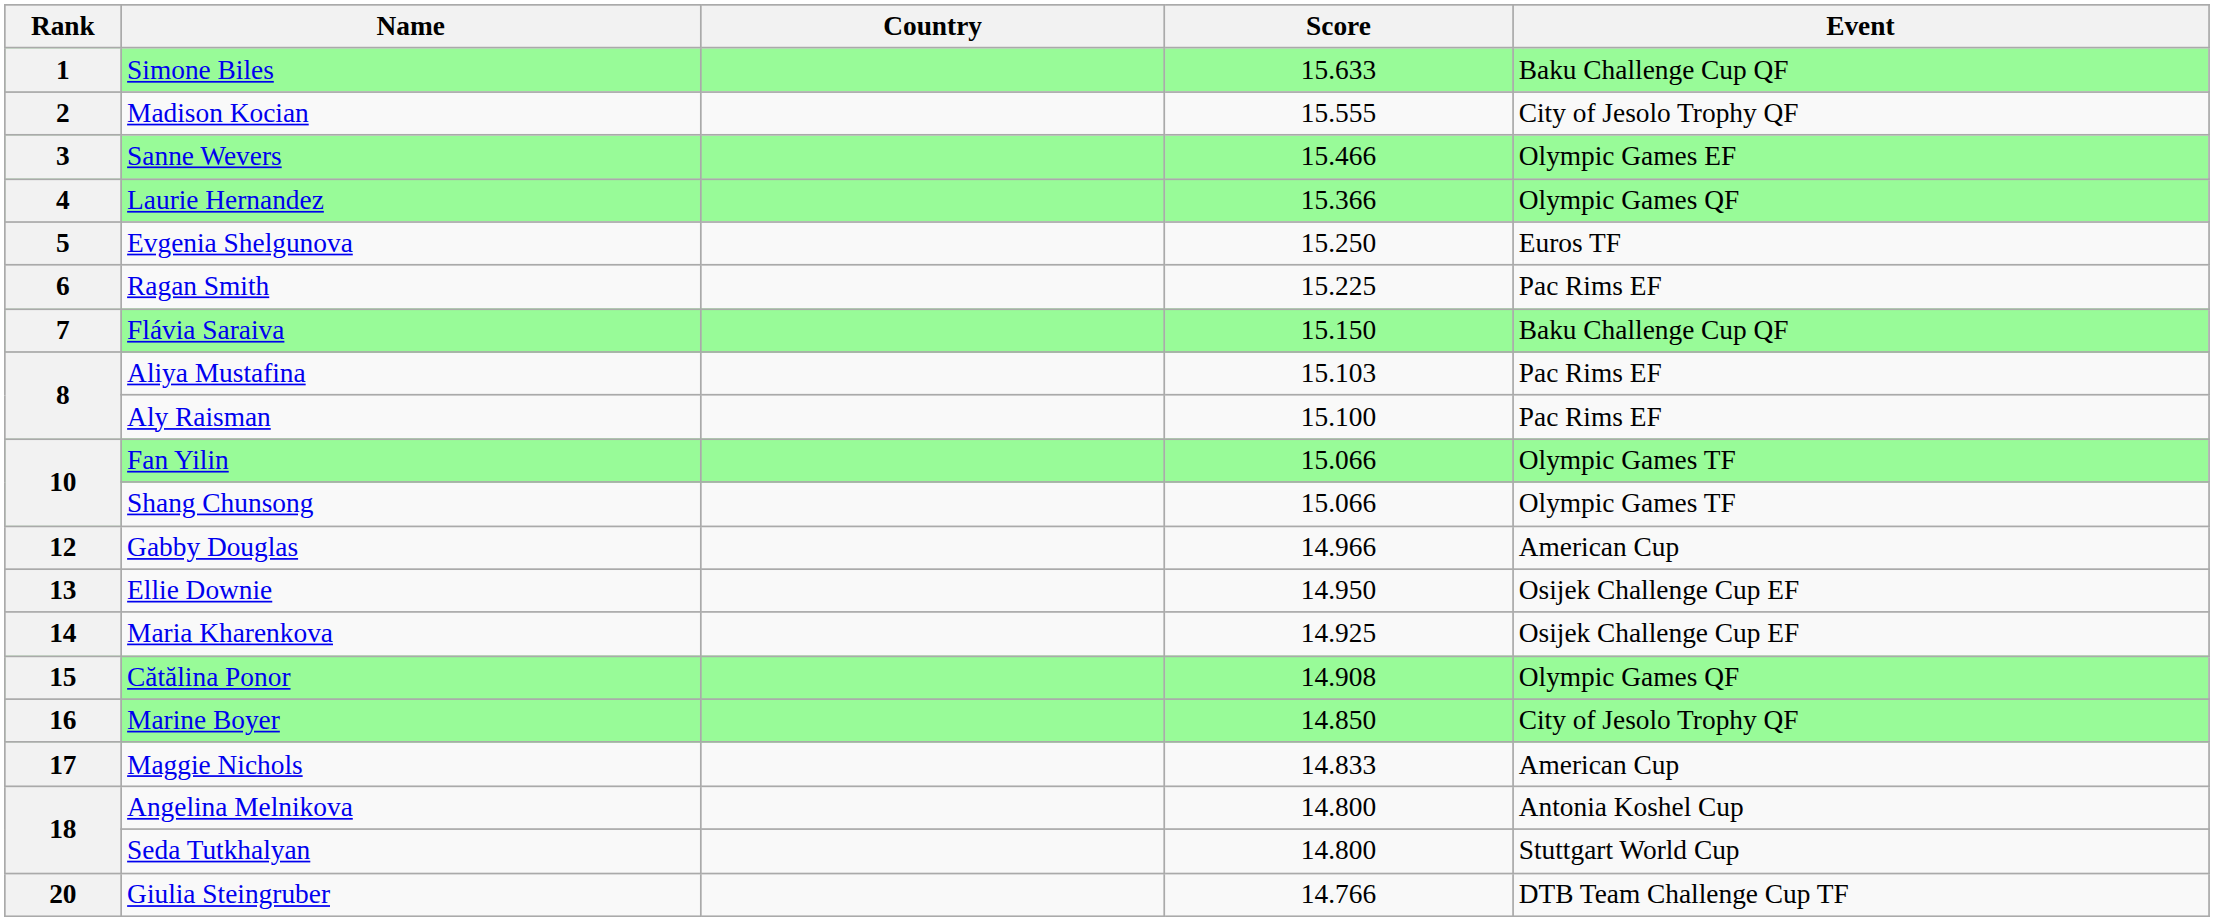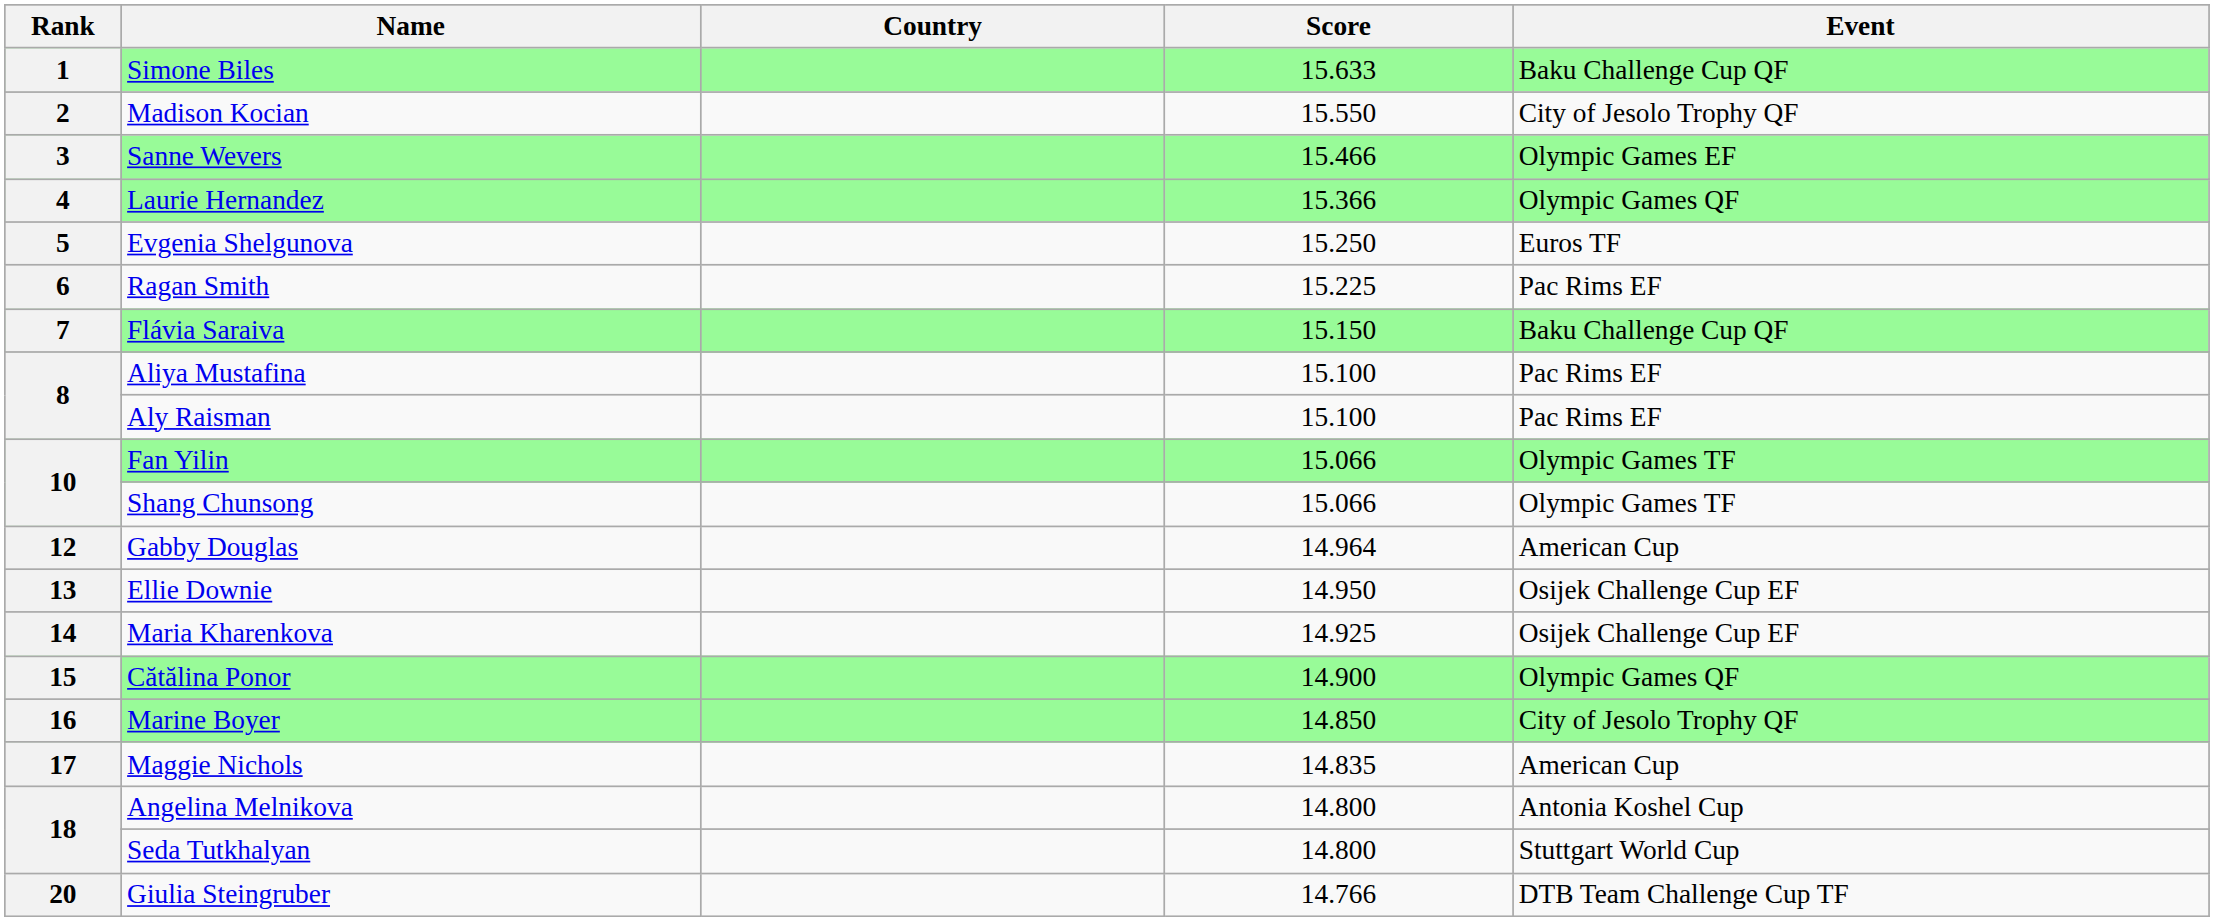(1338, 112) 15.555 -> (1338, 112) 15.550
(1338, 373) 15.103 -> (1338, 373) 15.100
(1338, 546) 14.966 -> (1338, 546) 14.964
(1338, 677) 14.908 -> (1338, 677) 14.900
(1338, 763) 14.833 -> (1338, 763) 14.835
